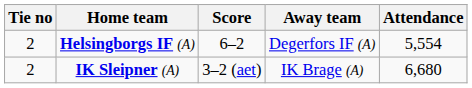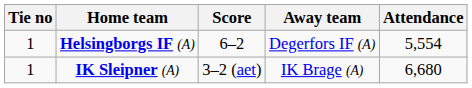(30, 43) 2 -> (30, 43) 1
(30, 69) 2 -> (30, 69) 1
